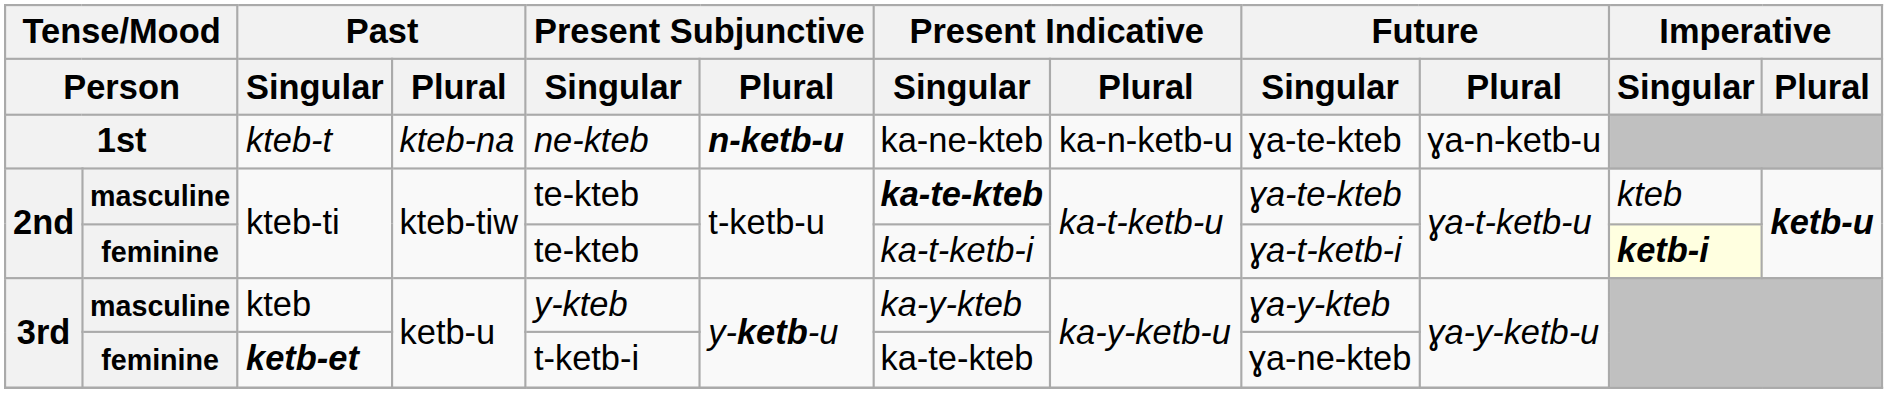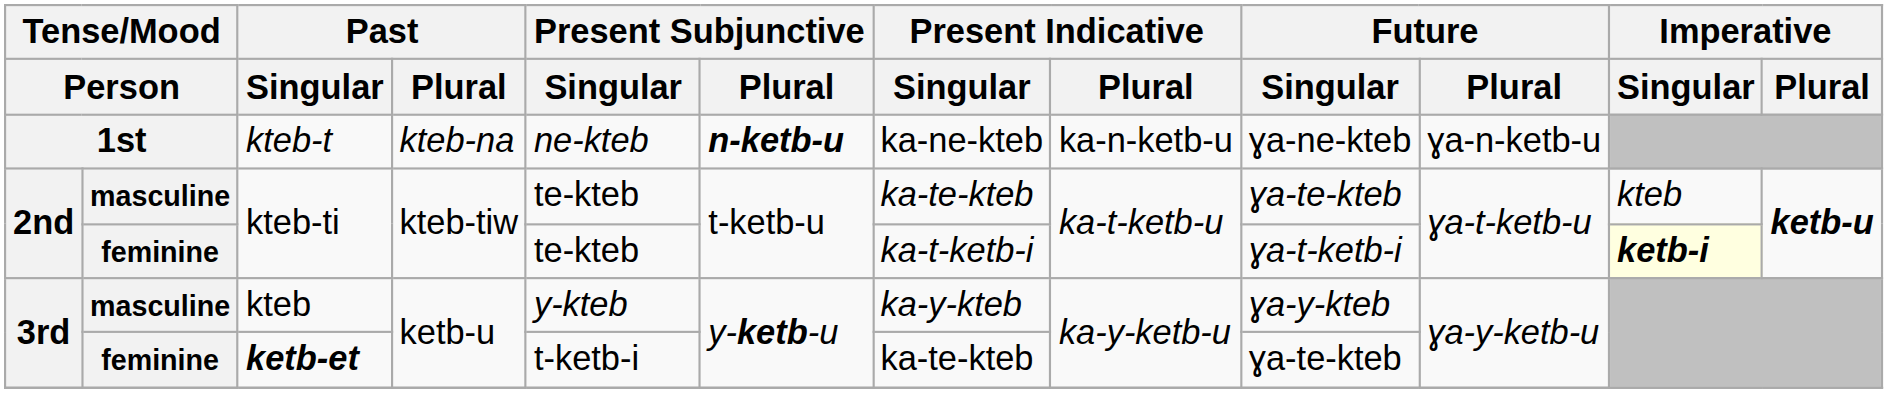(1325, 140) ɣa-te-kteb -> (1330, 140) ɣa-ne-kteb
(962, 195) bold -> (957, 195) normal
(1330, 359) ɣa-ne-kteb -> (1325, 359) ɣa-te-kteb
